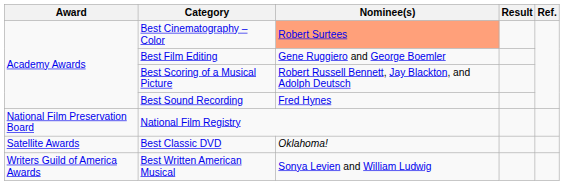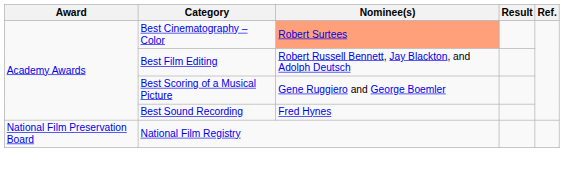(362, 56) Gene Ruggiero and George Boemler -> (374, 62) Robert Russell Bennett, Jay Blackton, and Adolph Deutsch
(374, 78) Robert Russell Bennett, Jay Blackton, and Adolph Deutsch -> (362, 90) Gene Ruggiero and George Boemler
- row: (181, 144)
- row: (191, 166)
